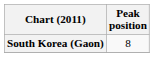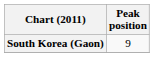(128, 43) 8 -> (128, 43) 9
